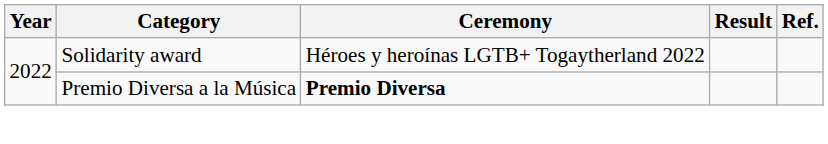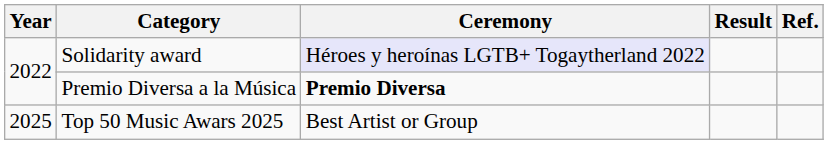(505, 54) no background -> (505, 54) lavender background
+ row: (172, 121)
